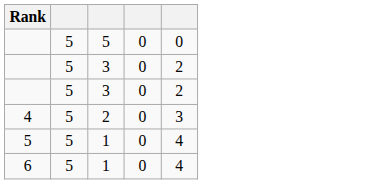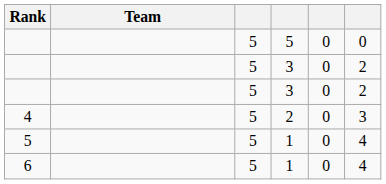+ column: (143, 16)
